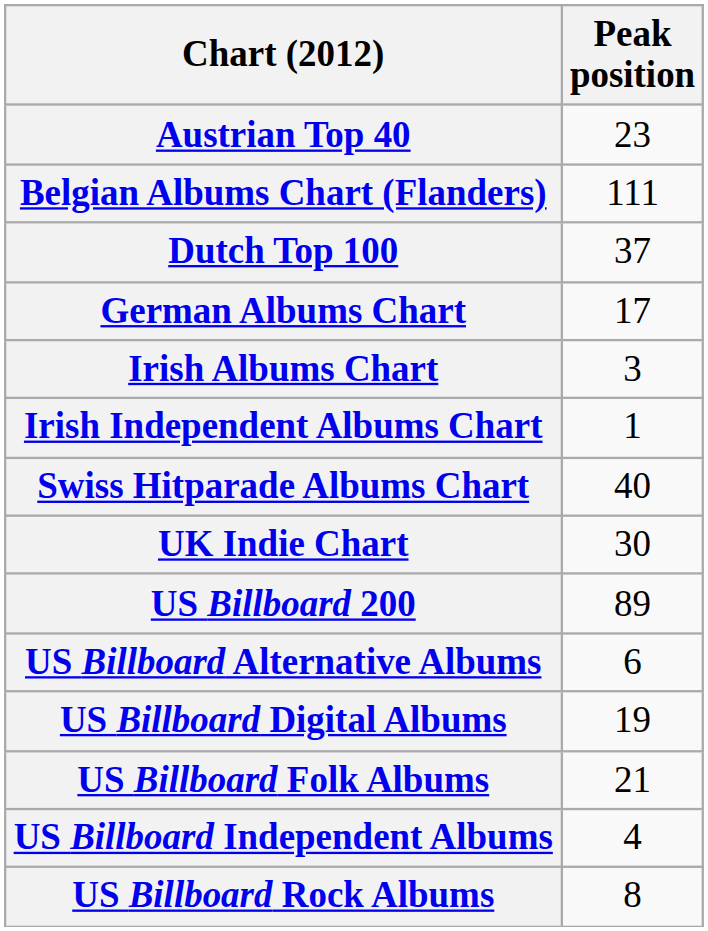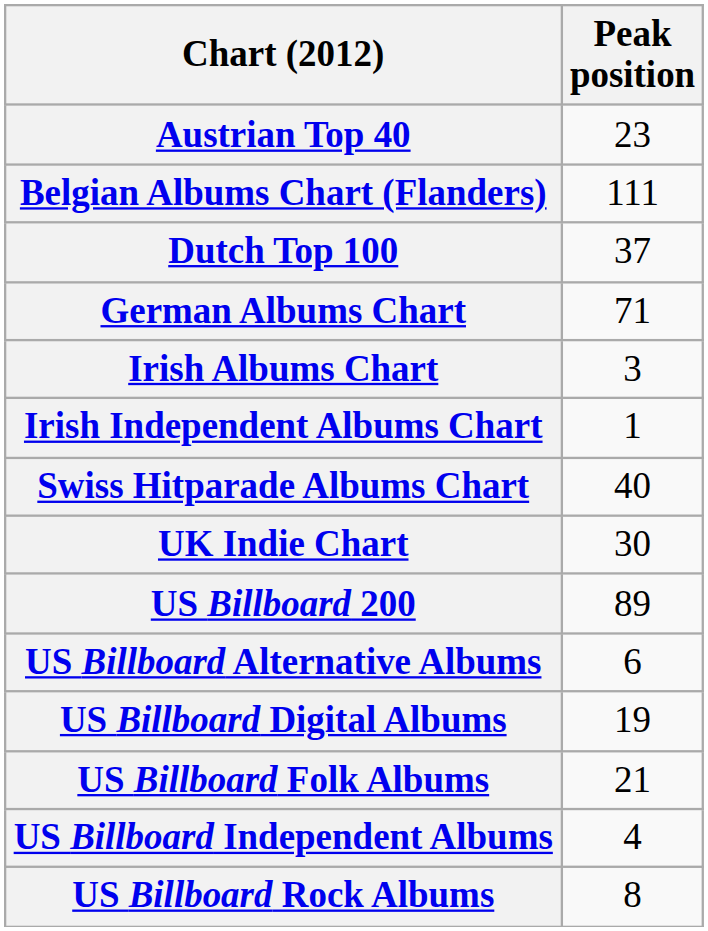(633, 309) 17 -> (633, 309) 71
